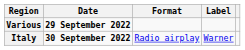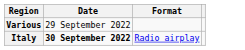- column: (219, 11)
(88, 25) bold -> (88, 25) normal
